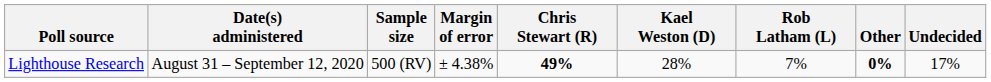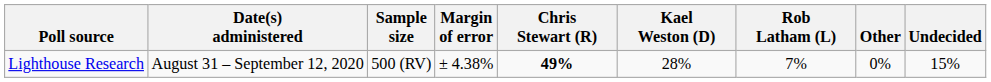(880, 63) bold -> (880, 63) normal
(945, 63) 17% -> (945, 63) 15%
